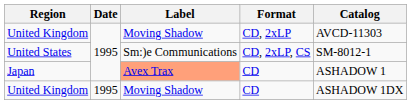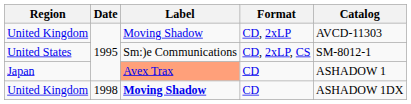(106, 90) 1995 -> (106, 90) 1998
(163, 90) normal -> (165, 90) bold
